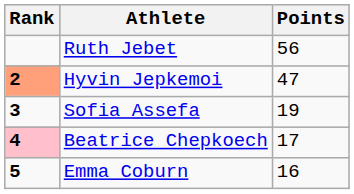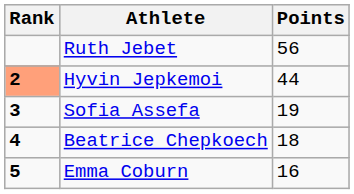(288, 81) 47 -> (288, 81) 44
(15, 142) pink background -> (15, 142) no background
(288, 142) 17 -> (288, 142) 18
